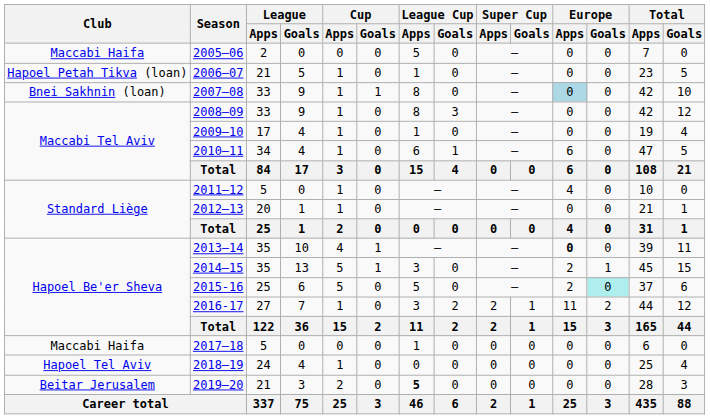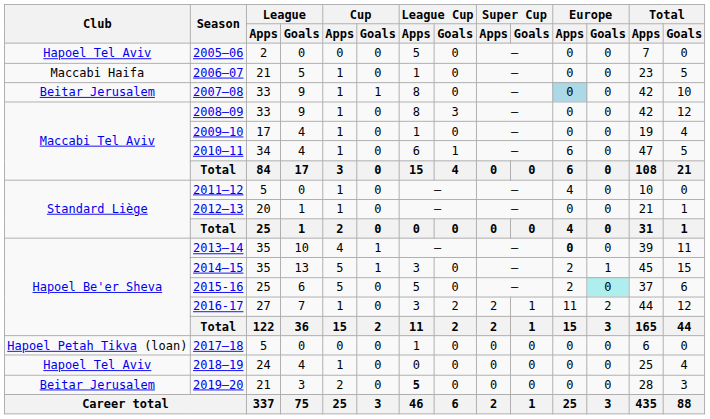(97, 53) Maccabi Haifa -> (97, 53) Hapoel Tel Aviv
(97, 73) Hapoel Petah Tikva (loan) -> (97, 73) Maccabi Haifa
(97, 92) Bnei Sakhnin (loan) -> (97, 92) Beitar Jerusalem
(97, 346) Maccabi Haifa -> (97, 346) Hapoel Petah Tikva (loan)
